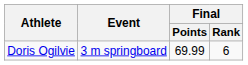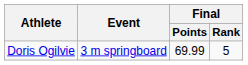(226, 51) 6 -> (226, 51) 5
